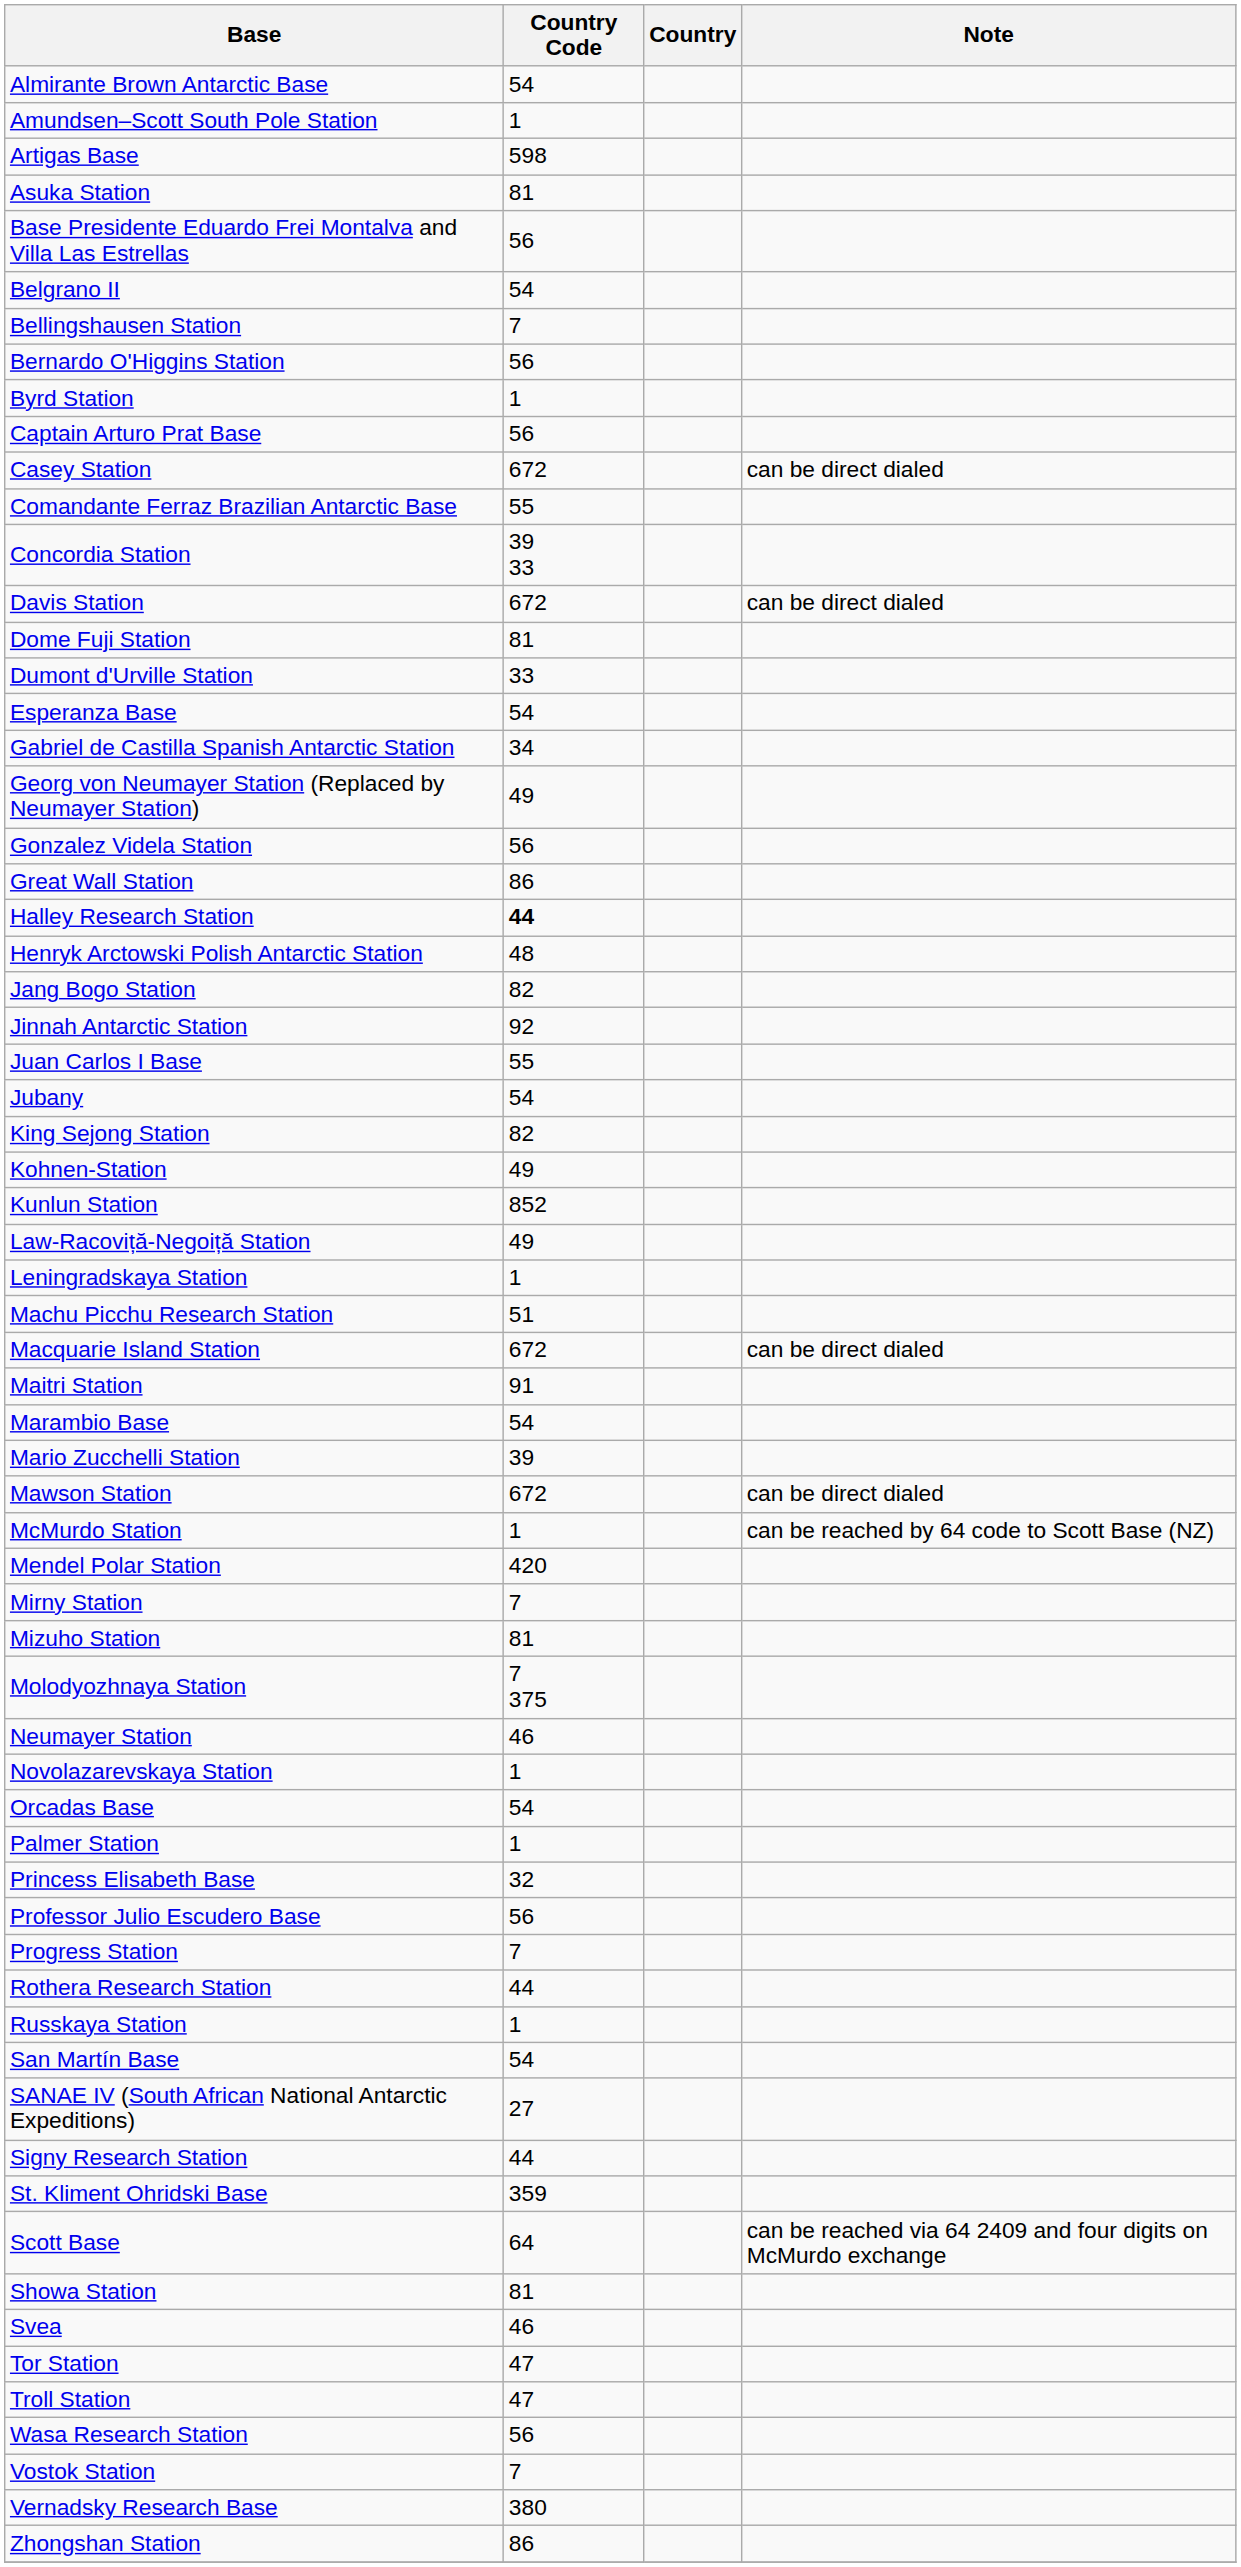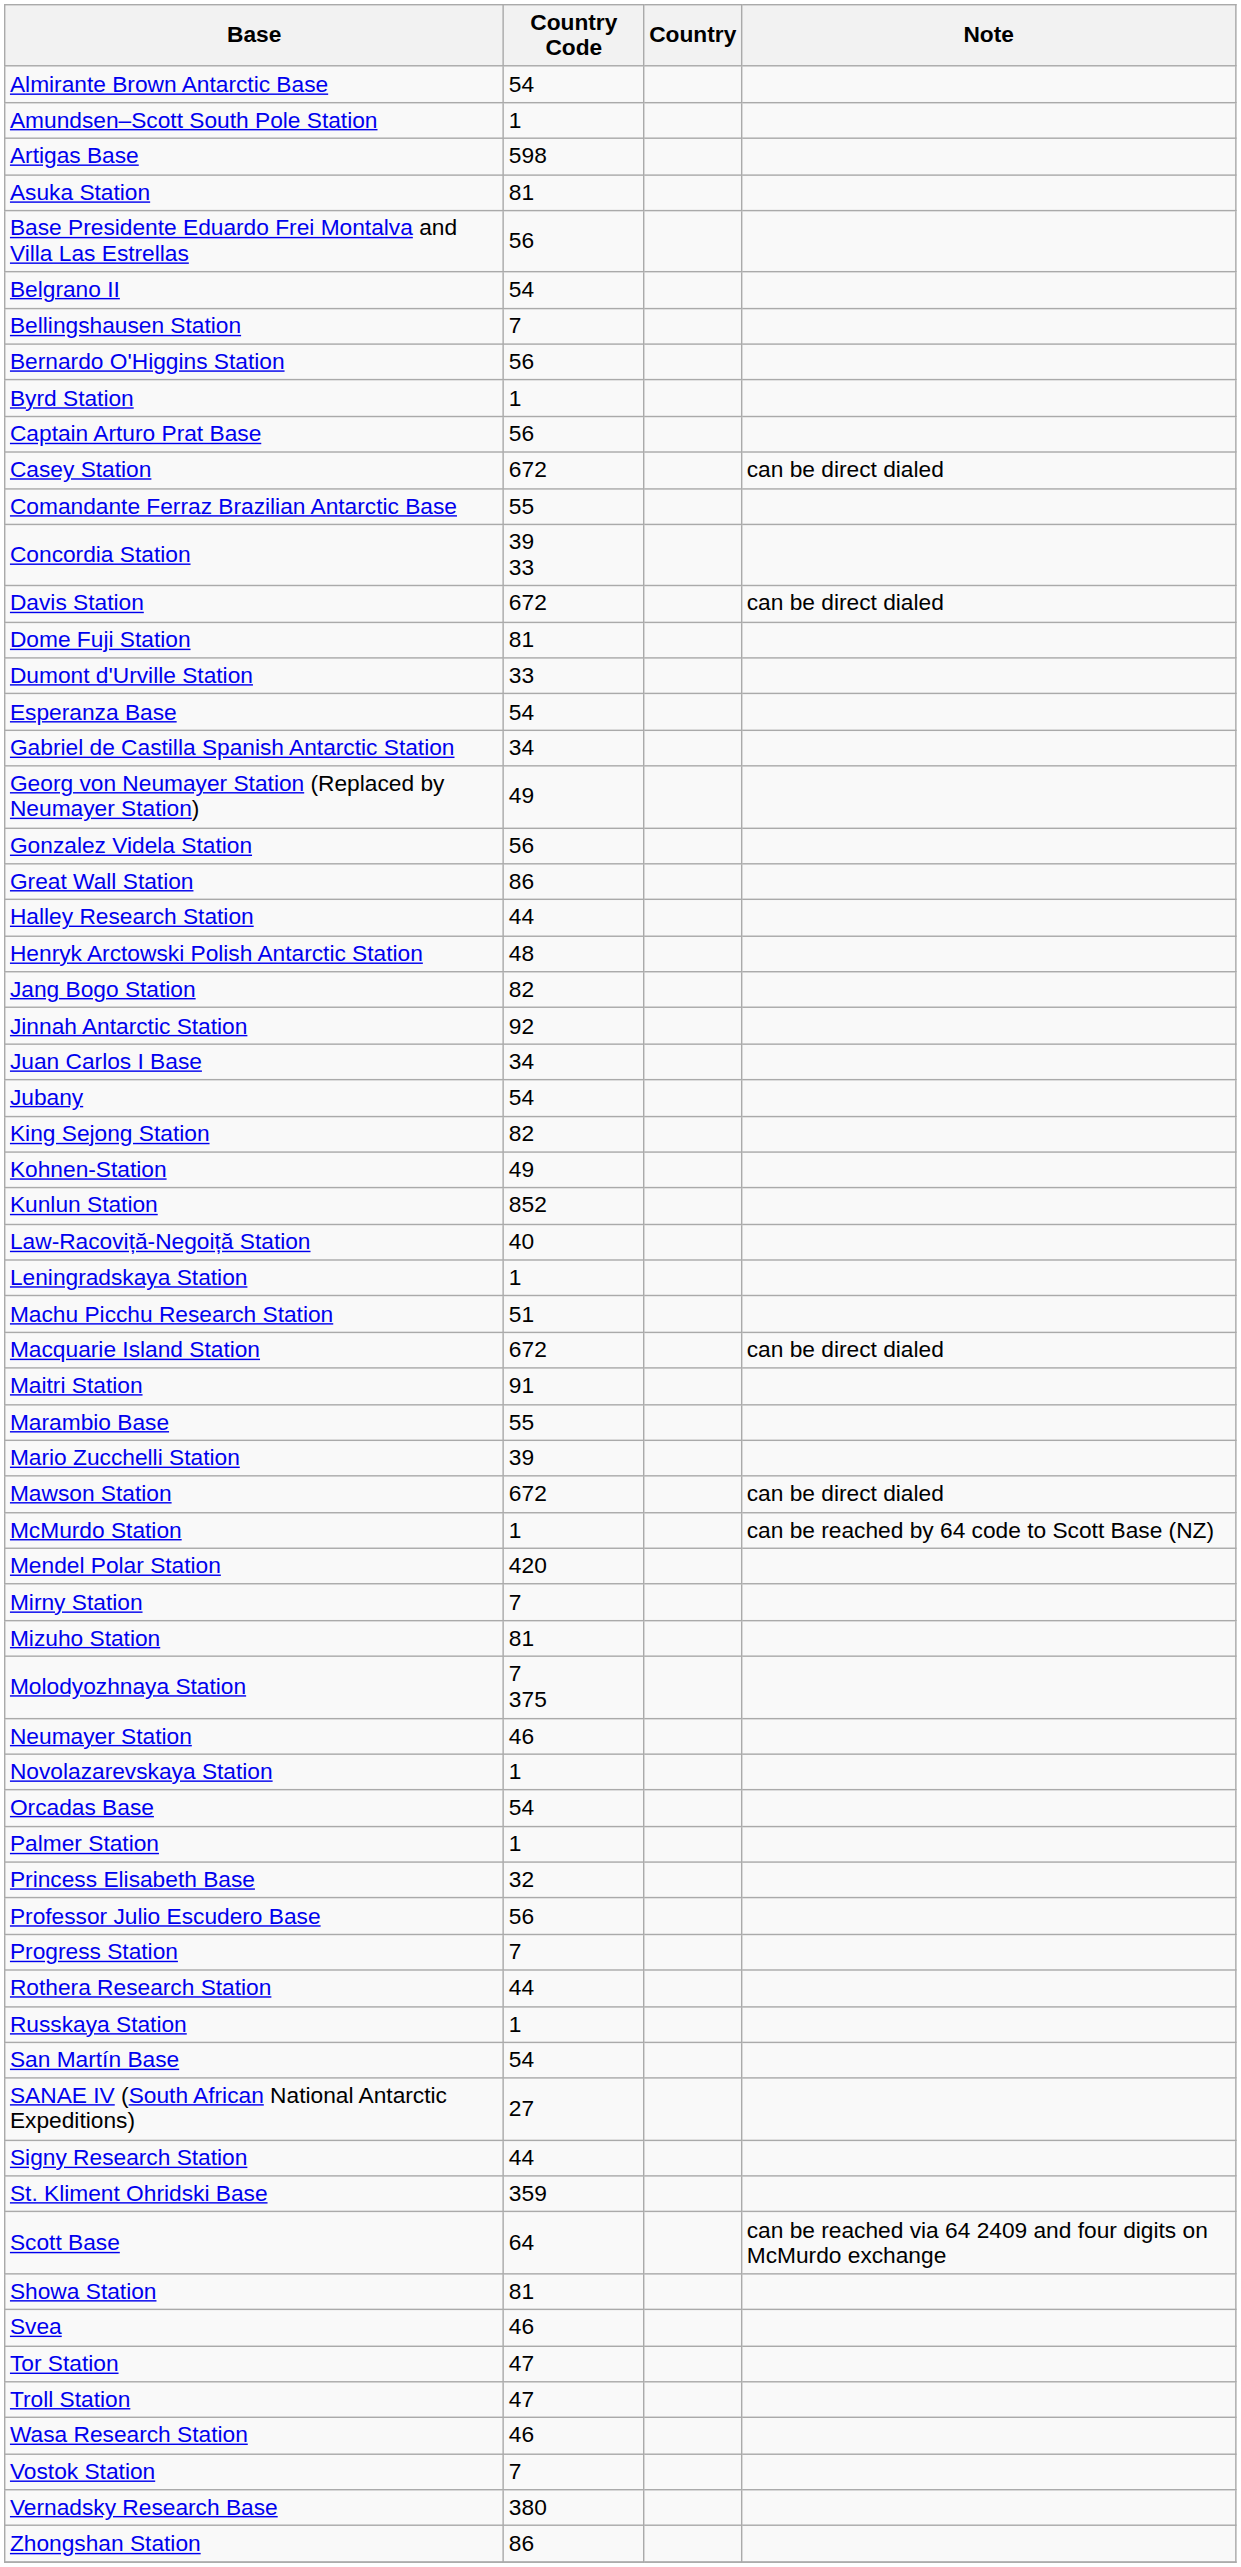(521, 917) bold -> (521, 917) normal
(521, 1061) 55 -> (521, 1061) 34
(521, 1241) 49 -> (521, 1241) 40
(521, 1421) 54 -> (521, 1421) 55
(521, 2435) 56 -> (521, 2435) 46
